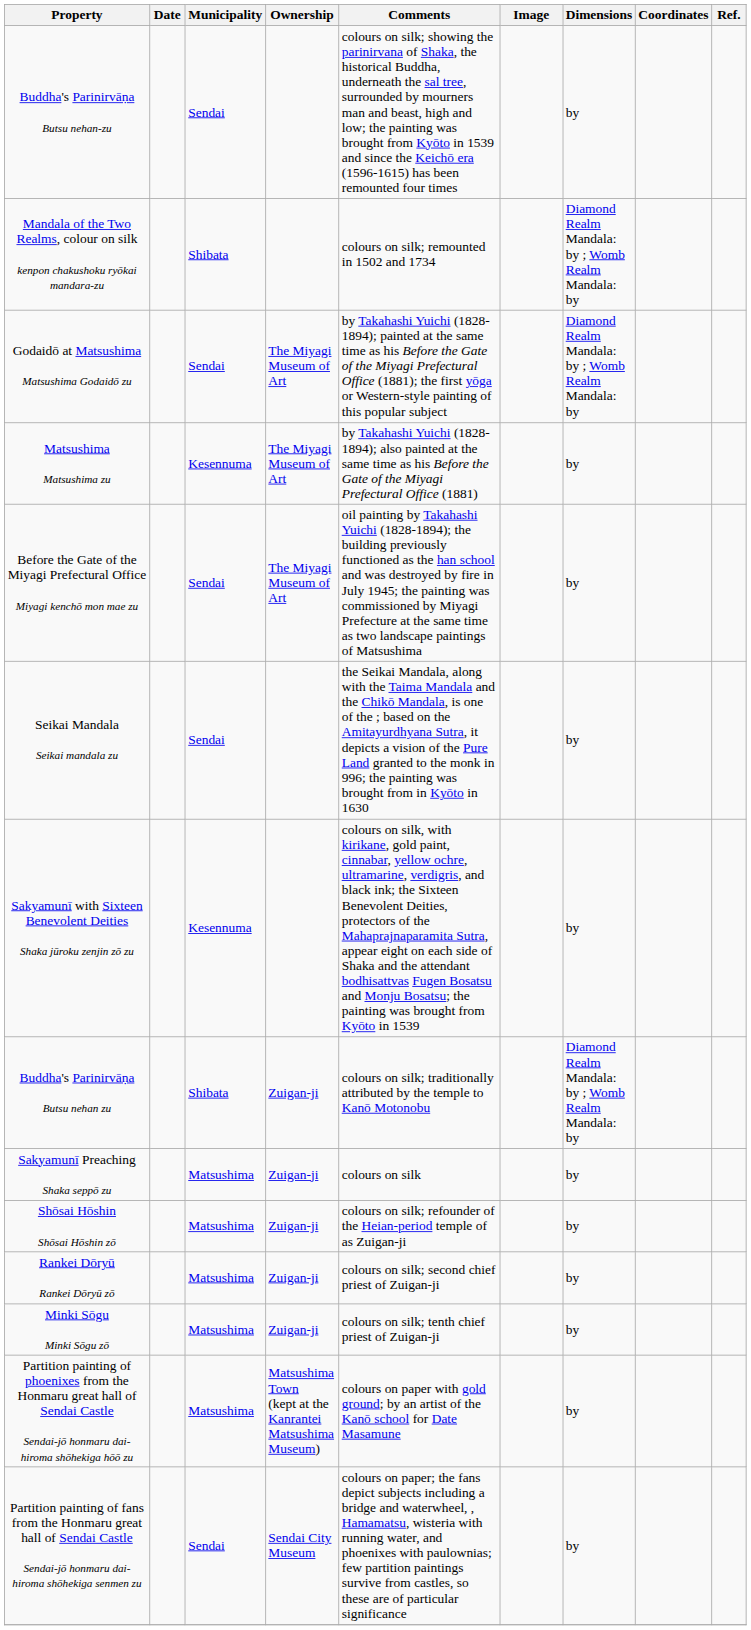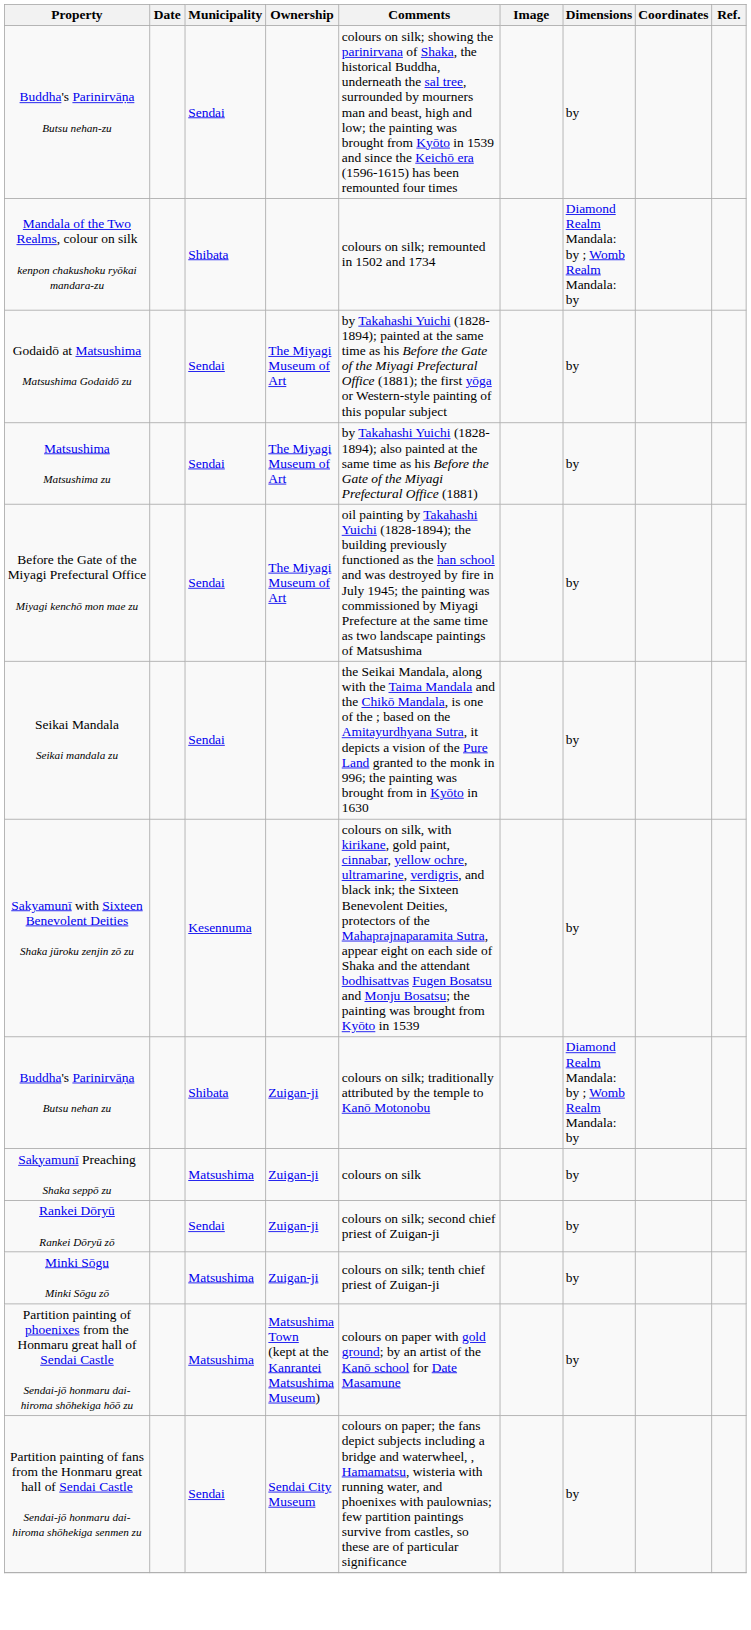(595, 366) Diamond Realm Mandala: by ; Womb Realm Mandala: by -> (572, 366) by
(220, 463) Kesennuma -> (207, 463) Sendai
- row: (77, 1226)
(221, 1277) Matsushima -> (207, 1226) Sendai
